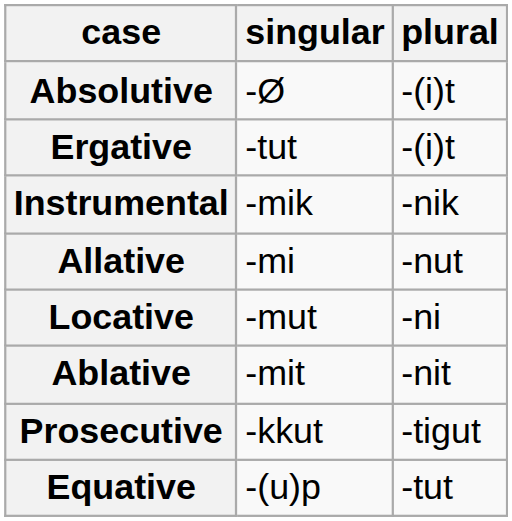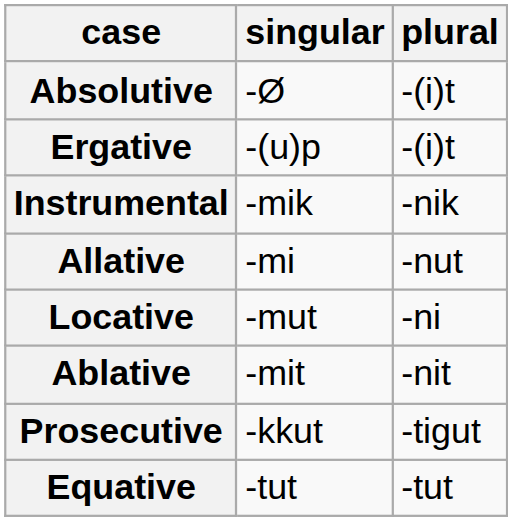(271, 146) -tut -> (283, 146) -(u)p
(283, 487) -(u)p -> (271, 487) -tut
